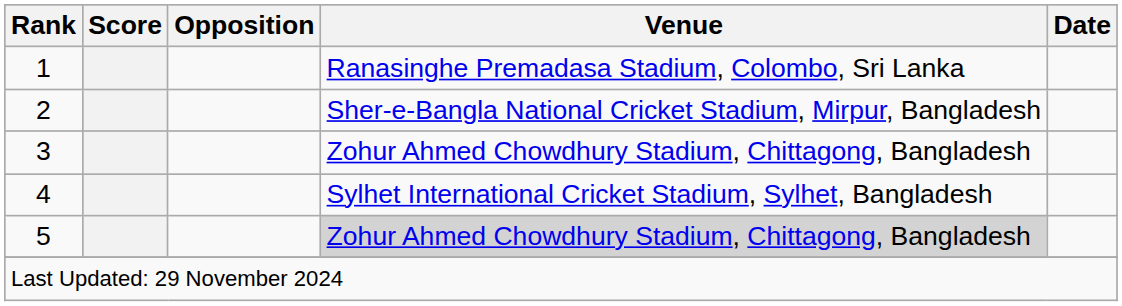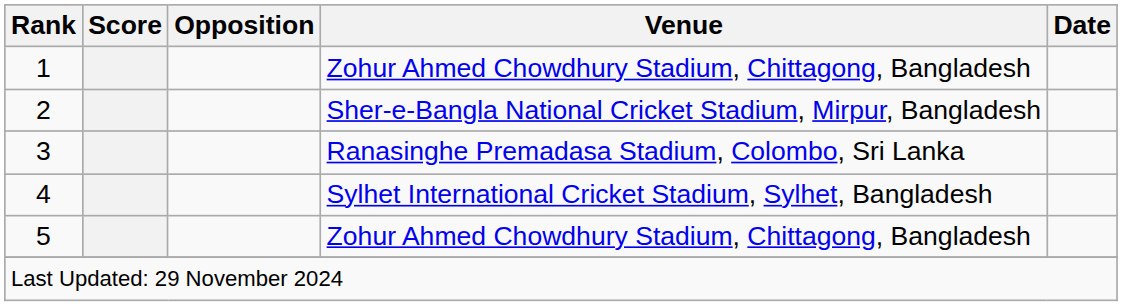(646, 67) Ranasinghe Premadasa Stadium, Colombo, Sri Lanka -> (679, 67) Zohur Ahmed Chowdhury Stadium, Chittagong, Bangladesh
(679, 151) Zohur Ahmed Chowdhury Stadium, Chittagong, Bangladesh -> (646, 151) Ranasinghe Premadasa Stadium, Colombo, Sri Lanka
(679, 236) lightgrey background -> (679, 236) no background
